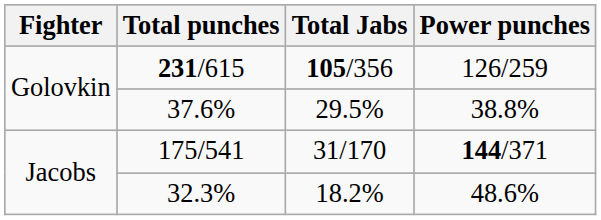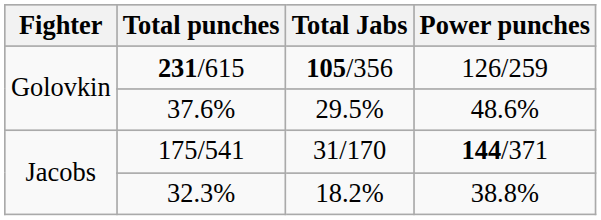(505, 109) 38.8% -> (505, 109) 48.6%
(505, 192) 48.6% -> (505, 192) 38.8%
